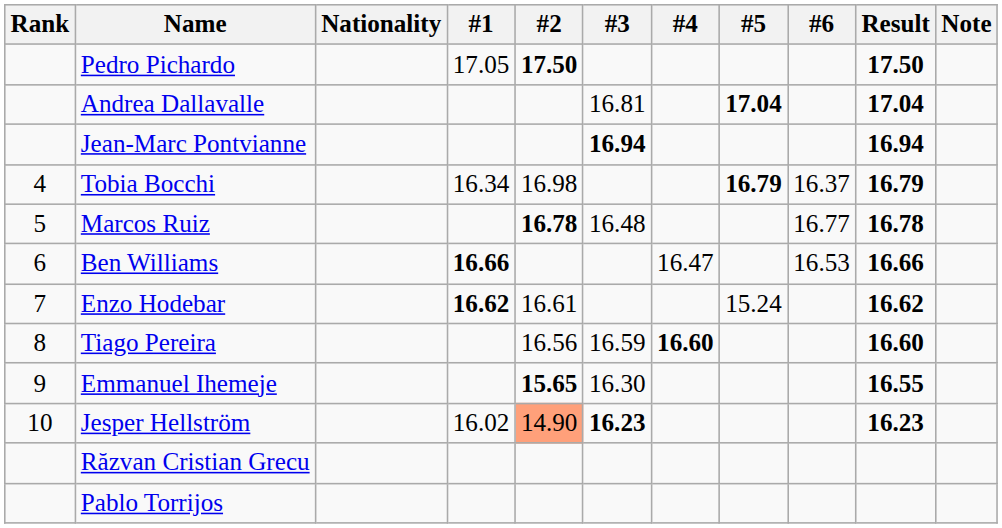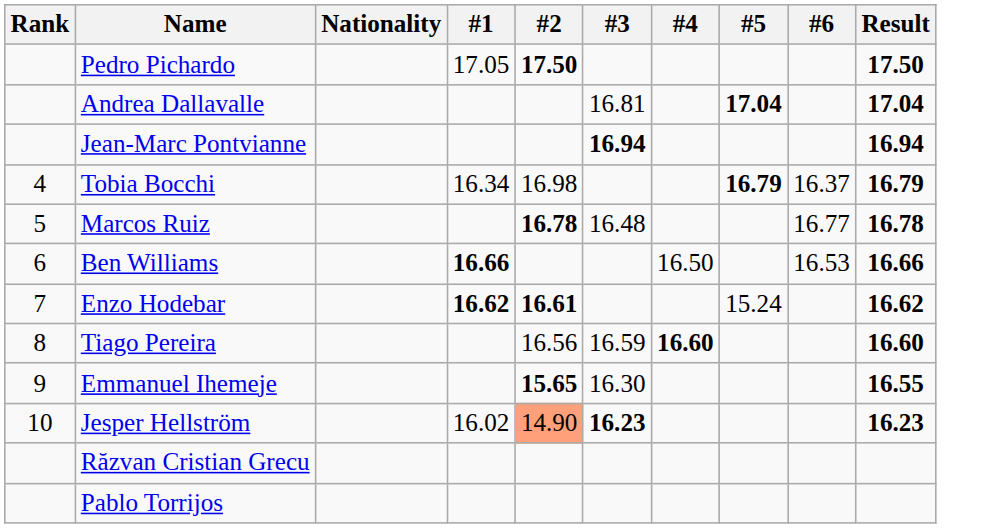- column: (966, 24)
(685, 263) 16.47 -> (685, 263) 16.50
(549, 303) normal -> (549, 303) bold
